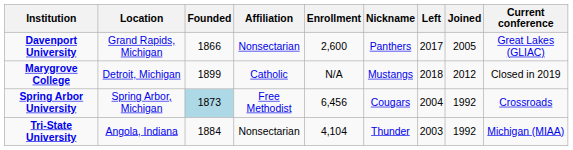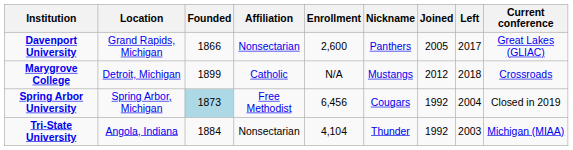columns swapped: (464, 18) <-> (431, 18)
(526, 74) Closed in 2019 -> (526, 74) Crossroads
(526, 103) Crossroads -> (526, 103) Closed in 2019
